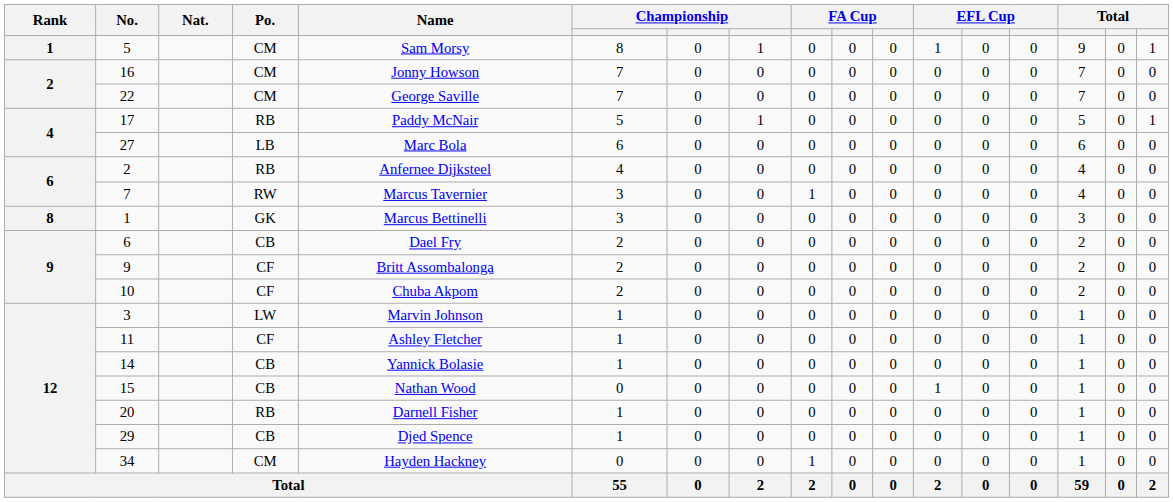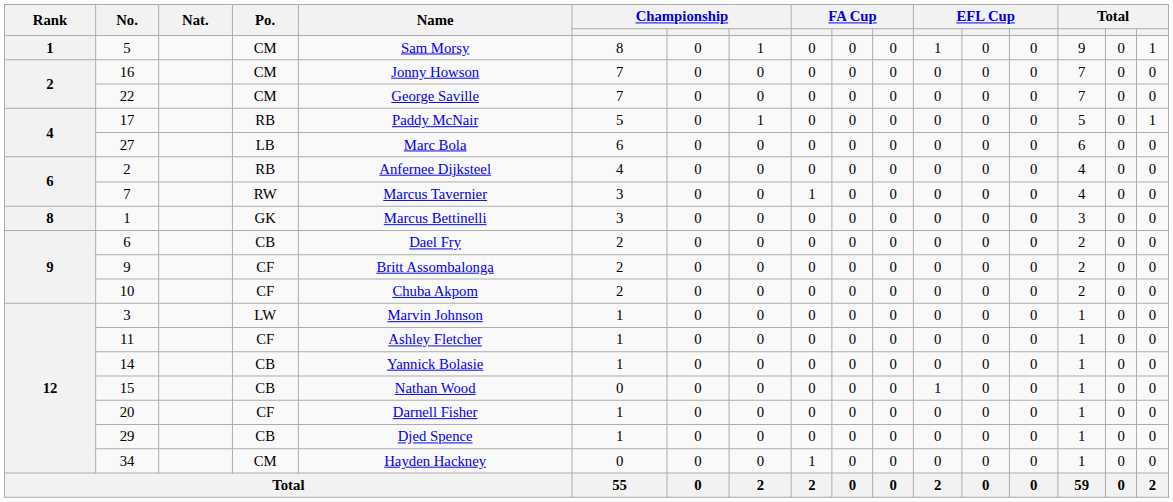(265, 412) RB -> (265, 412) CF
